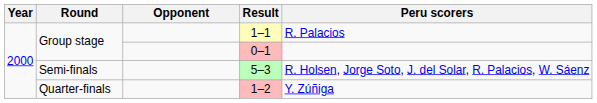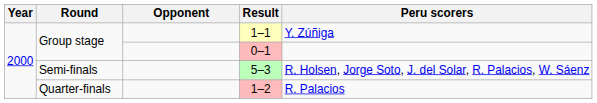(315, 32) R. Palacios -> (309, 32) Y. Zúñiga
(309, 88) Y. Zúñiga -> (315, 88) R. Palacios
